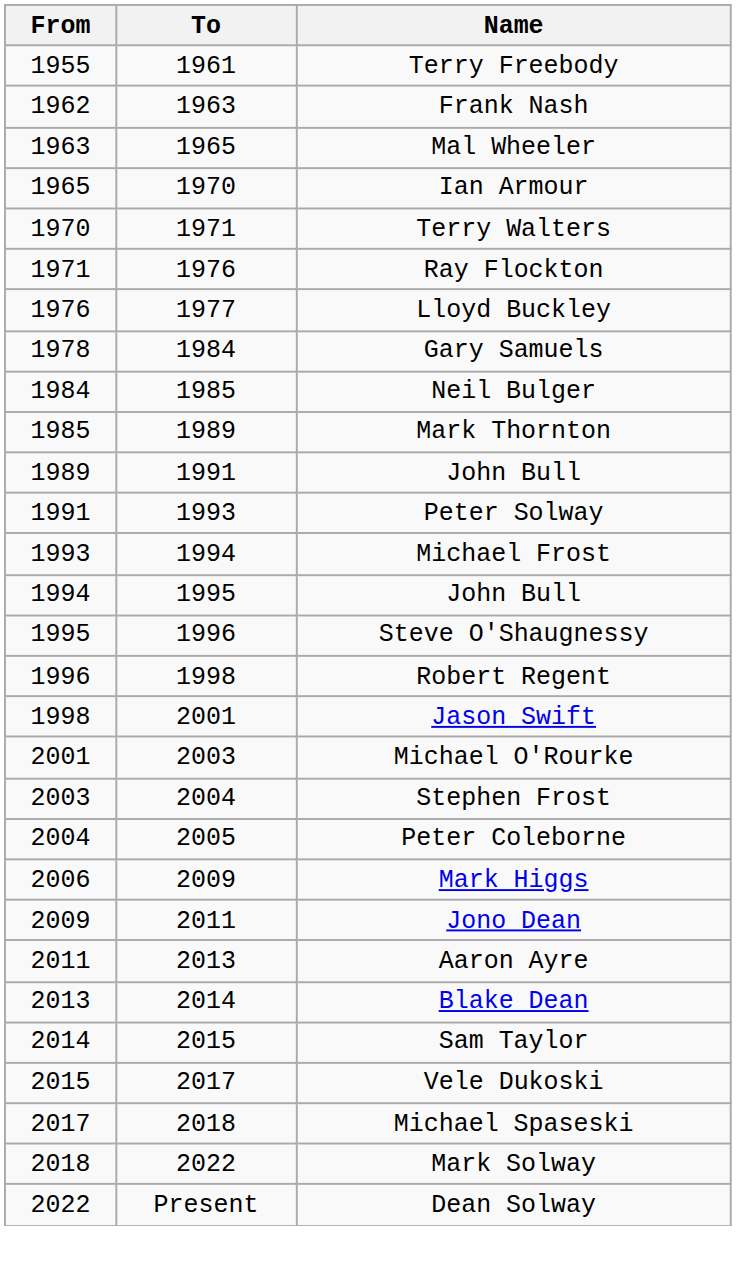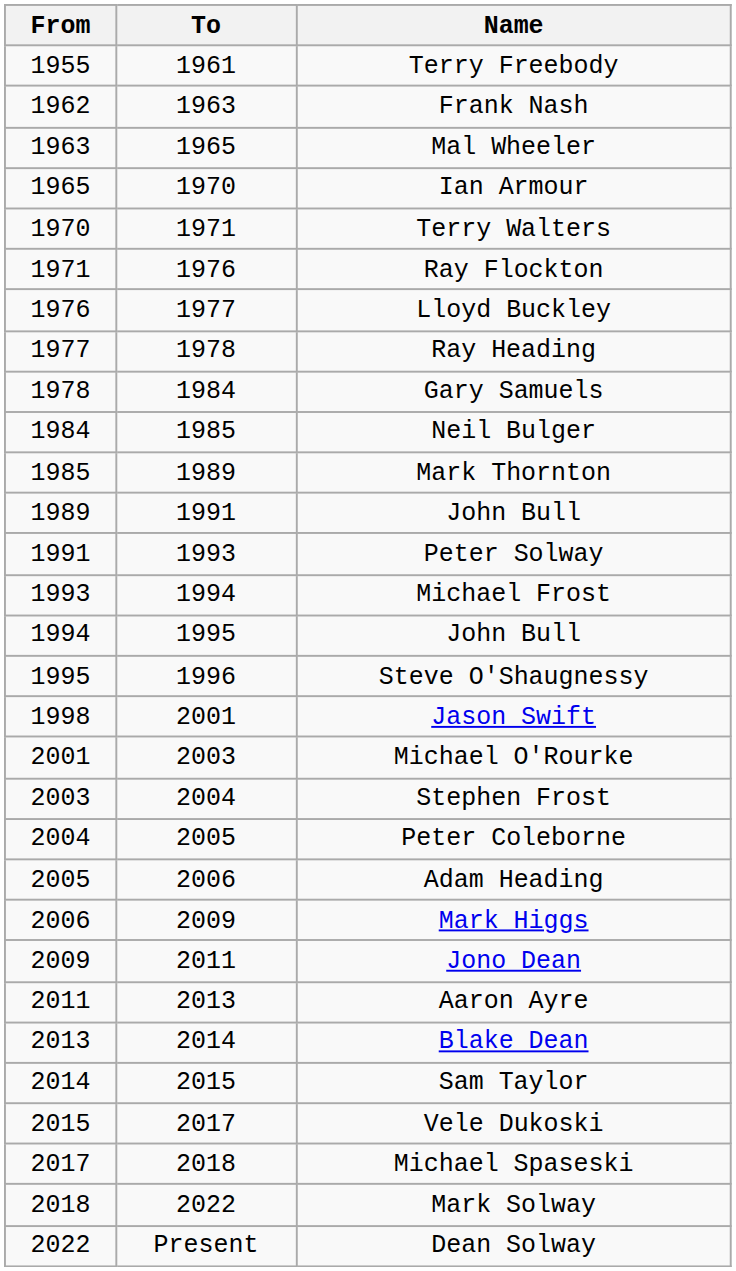+ row: (60, 351)
- row: (60, 676)
+ row: (60, 880)
